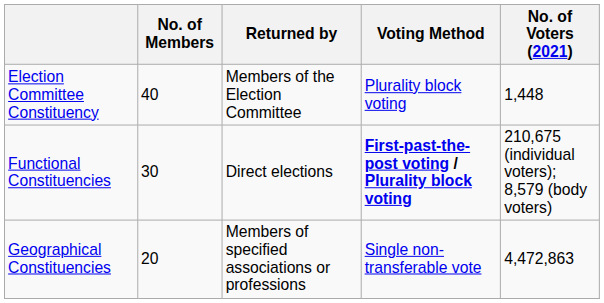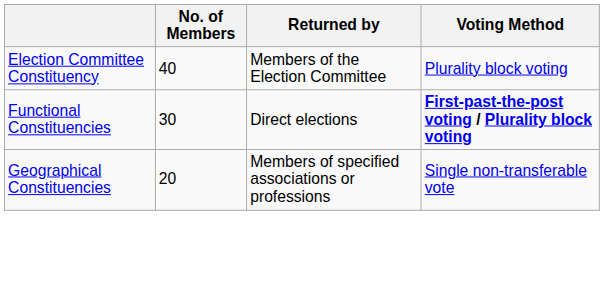- column: (550, 34)
